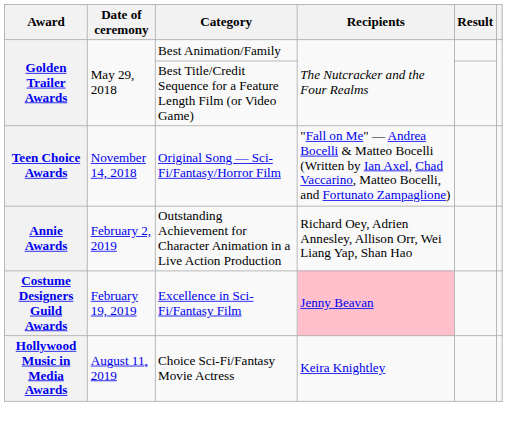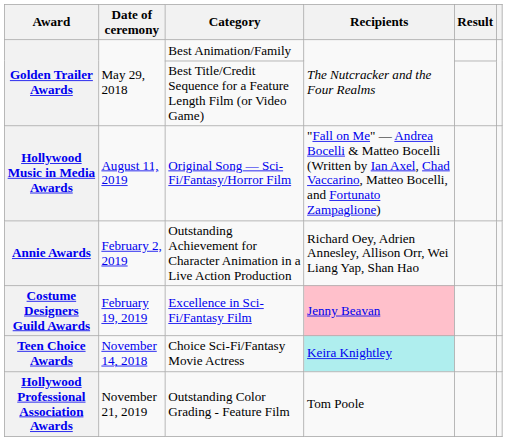(46, 165) Teen Choice Awards -> (51, 173) Hollywood Music in Media Awards
(118, 165) November 14, 2018 -> (130, 173) August 11, 2019
(46, 368) Hollywood Music in Media Awards -> (51, 353) Teen Choice Awards
(119, 368) August 11, 2019 -> (129, 353) November 14, 2018
(343, 368) no background -> (350, 353) paleturquoise background
+ row: (229, 404)
